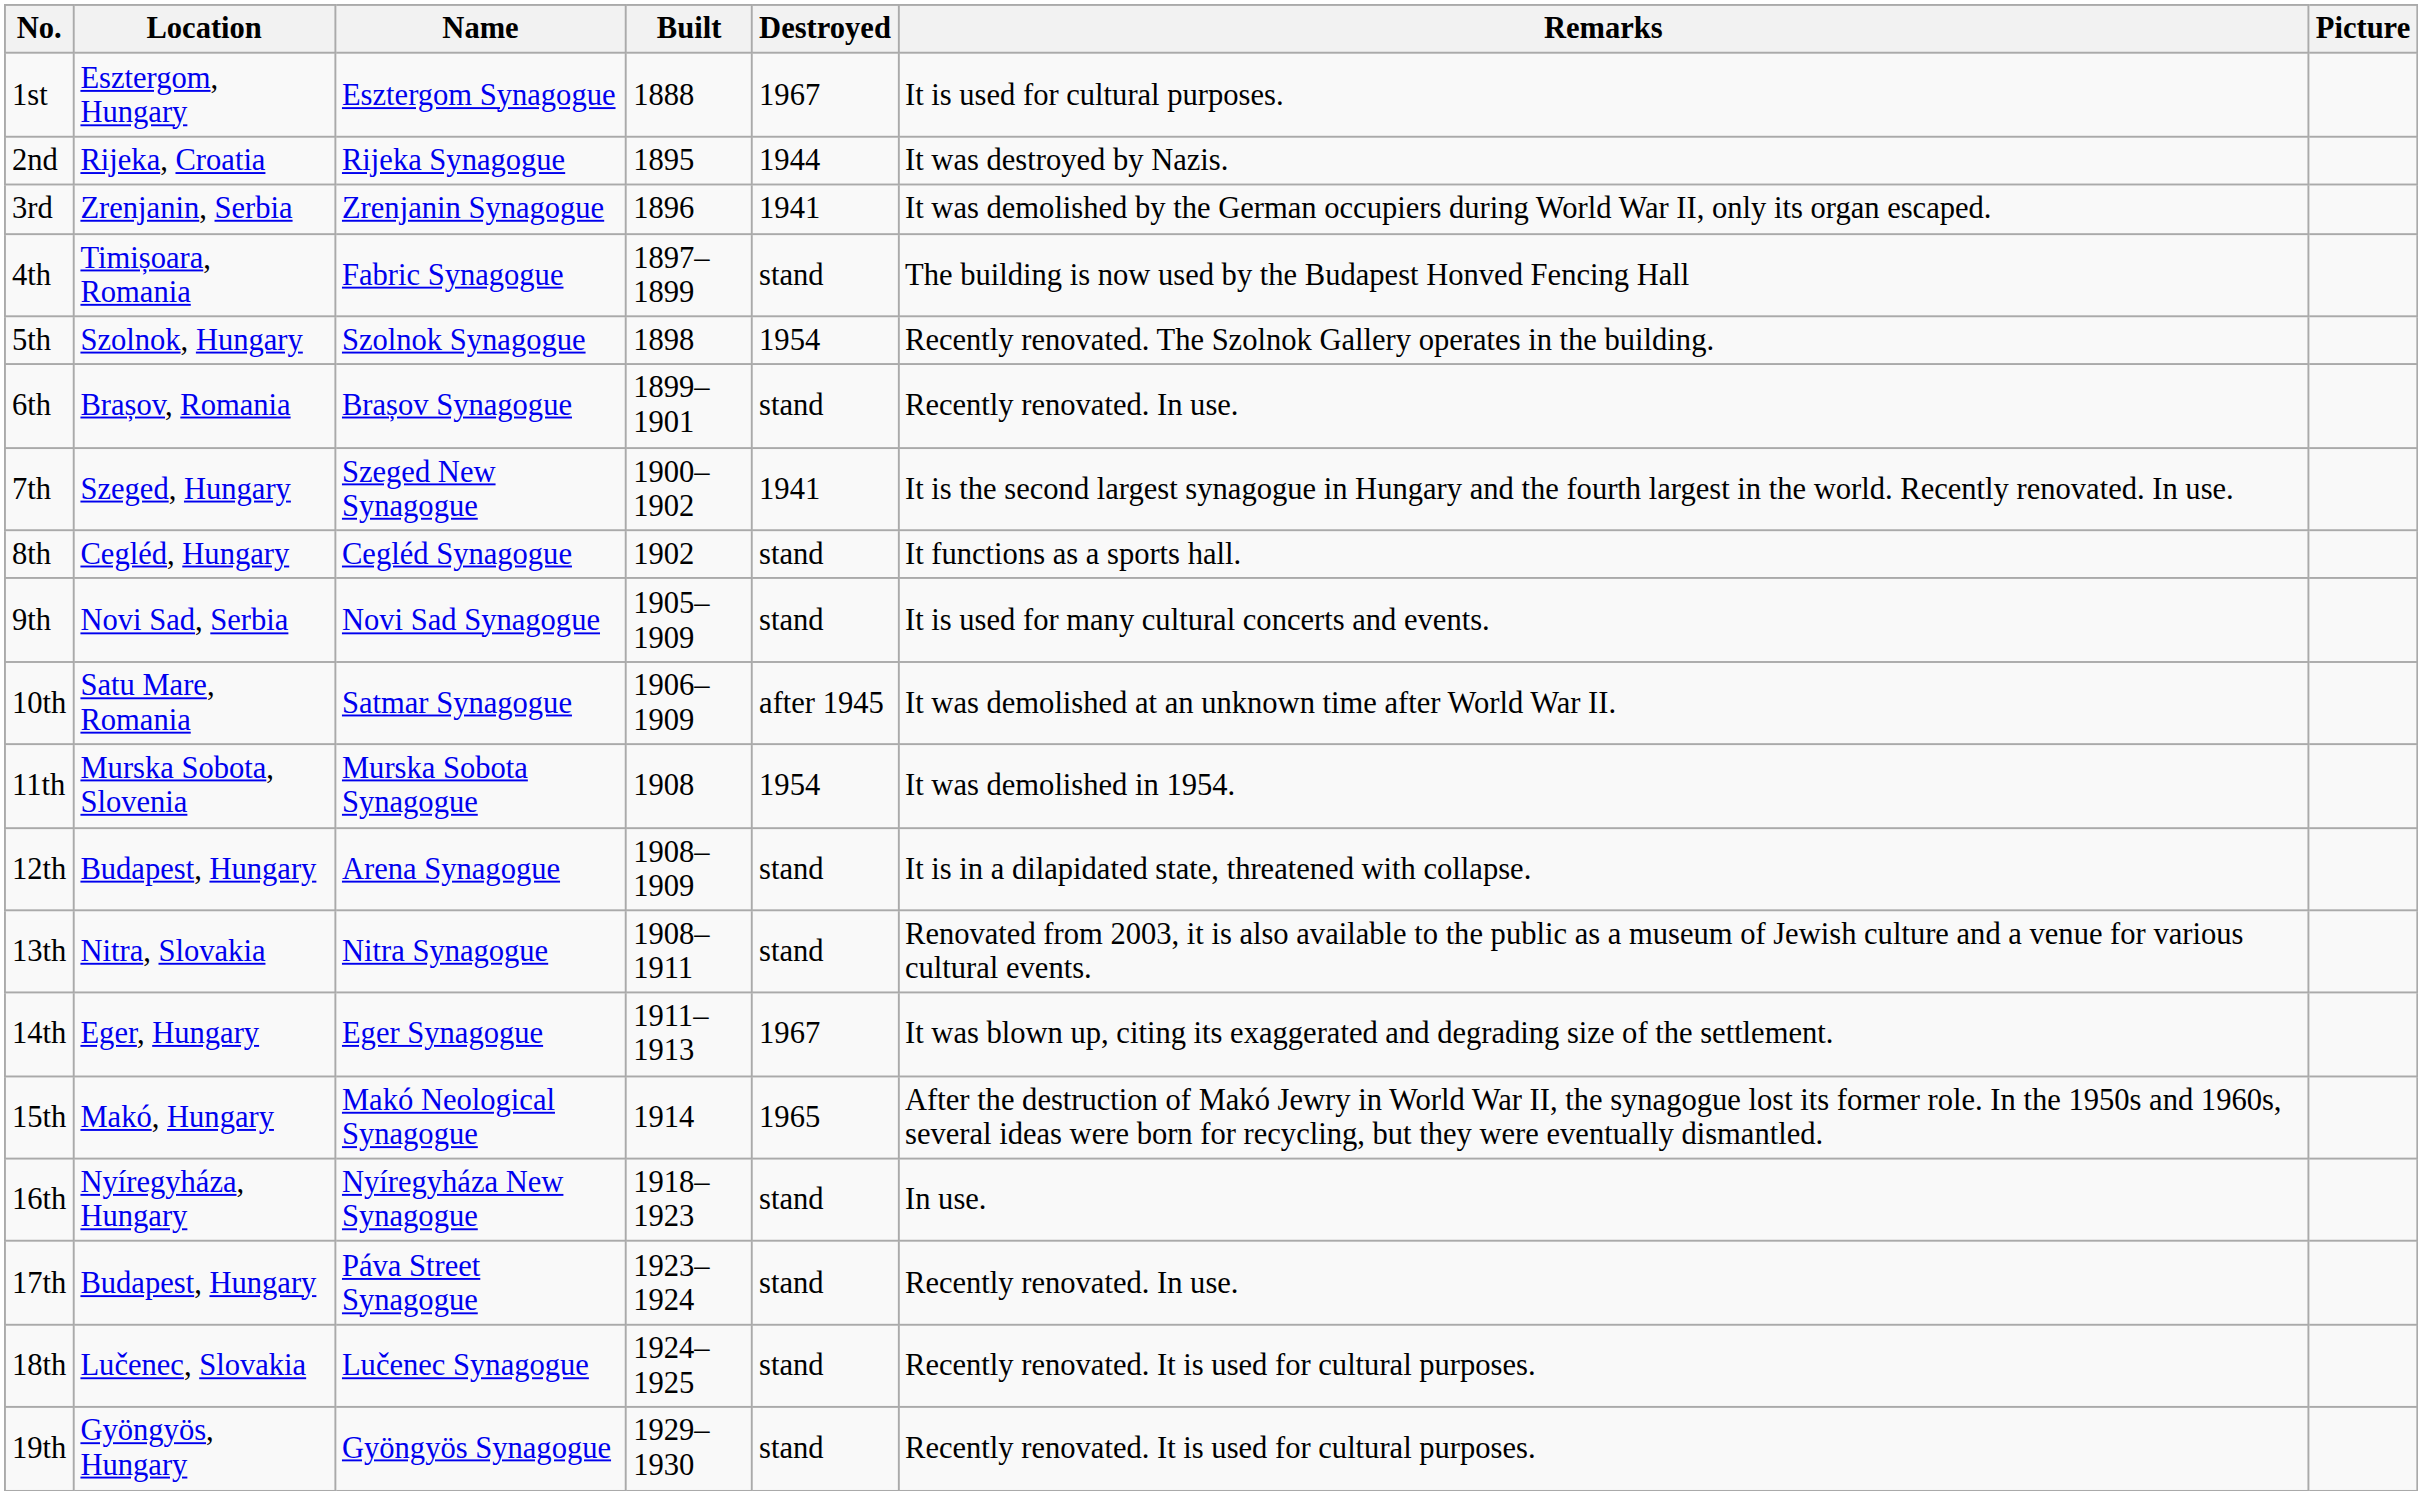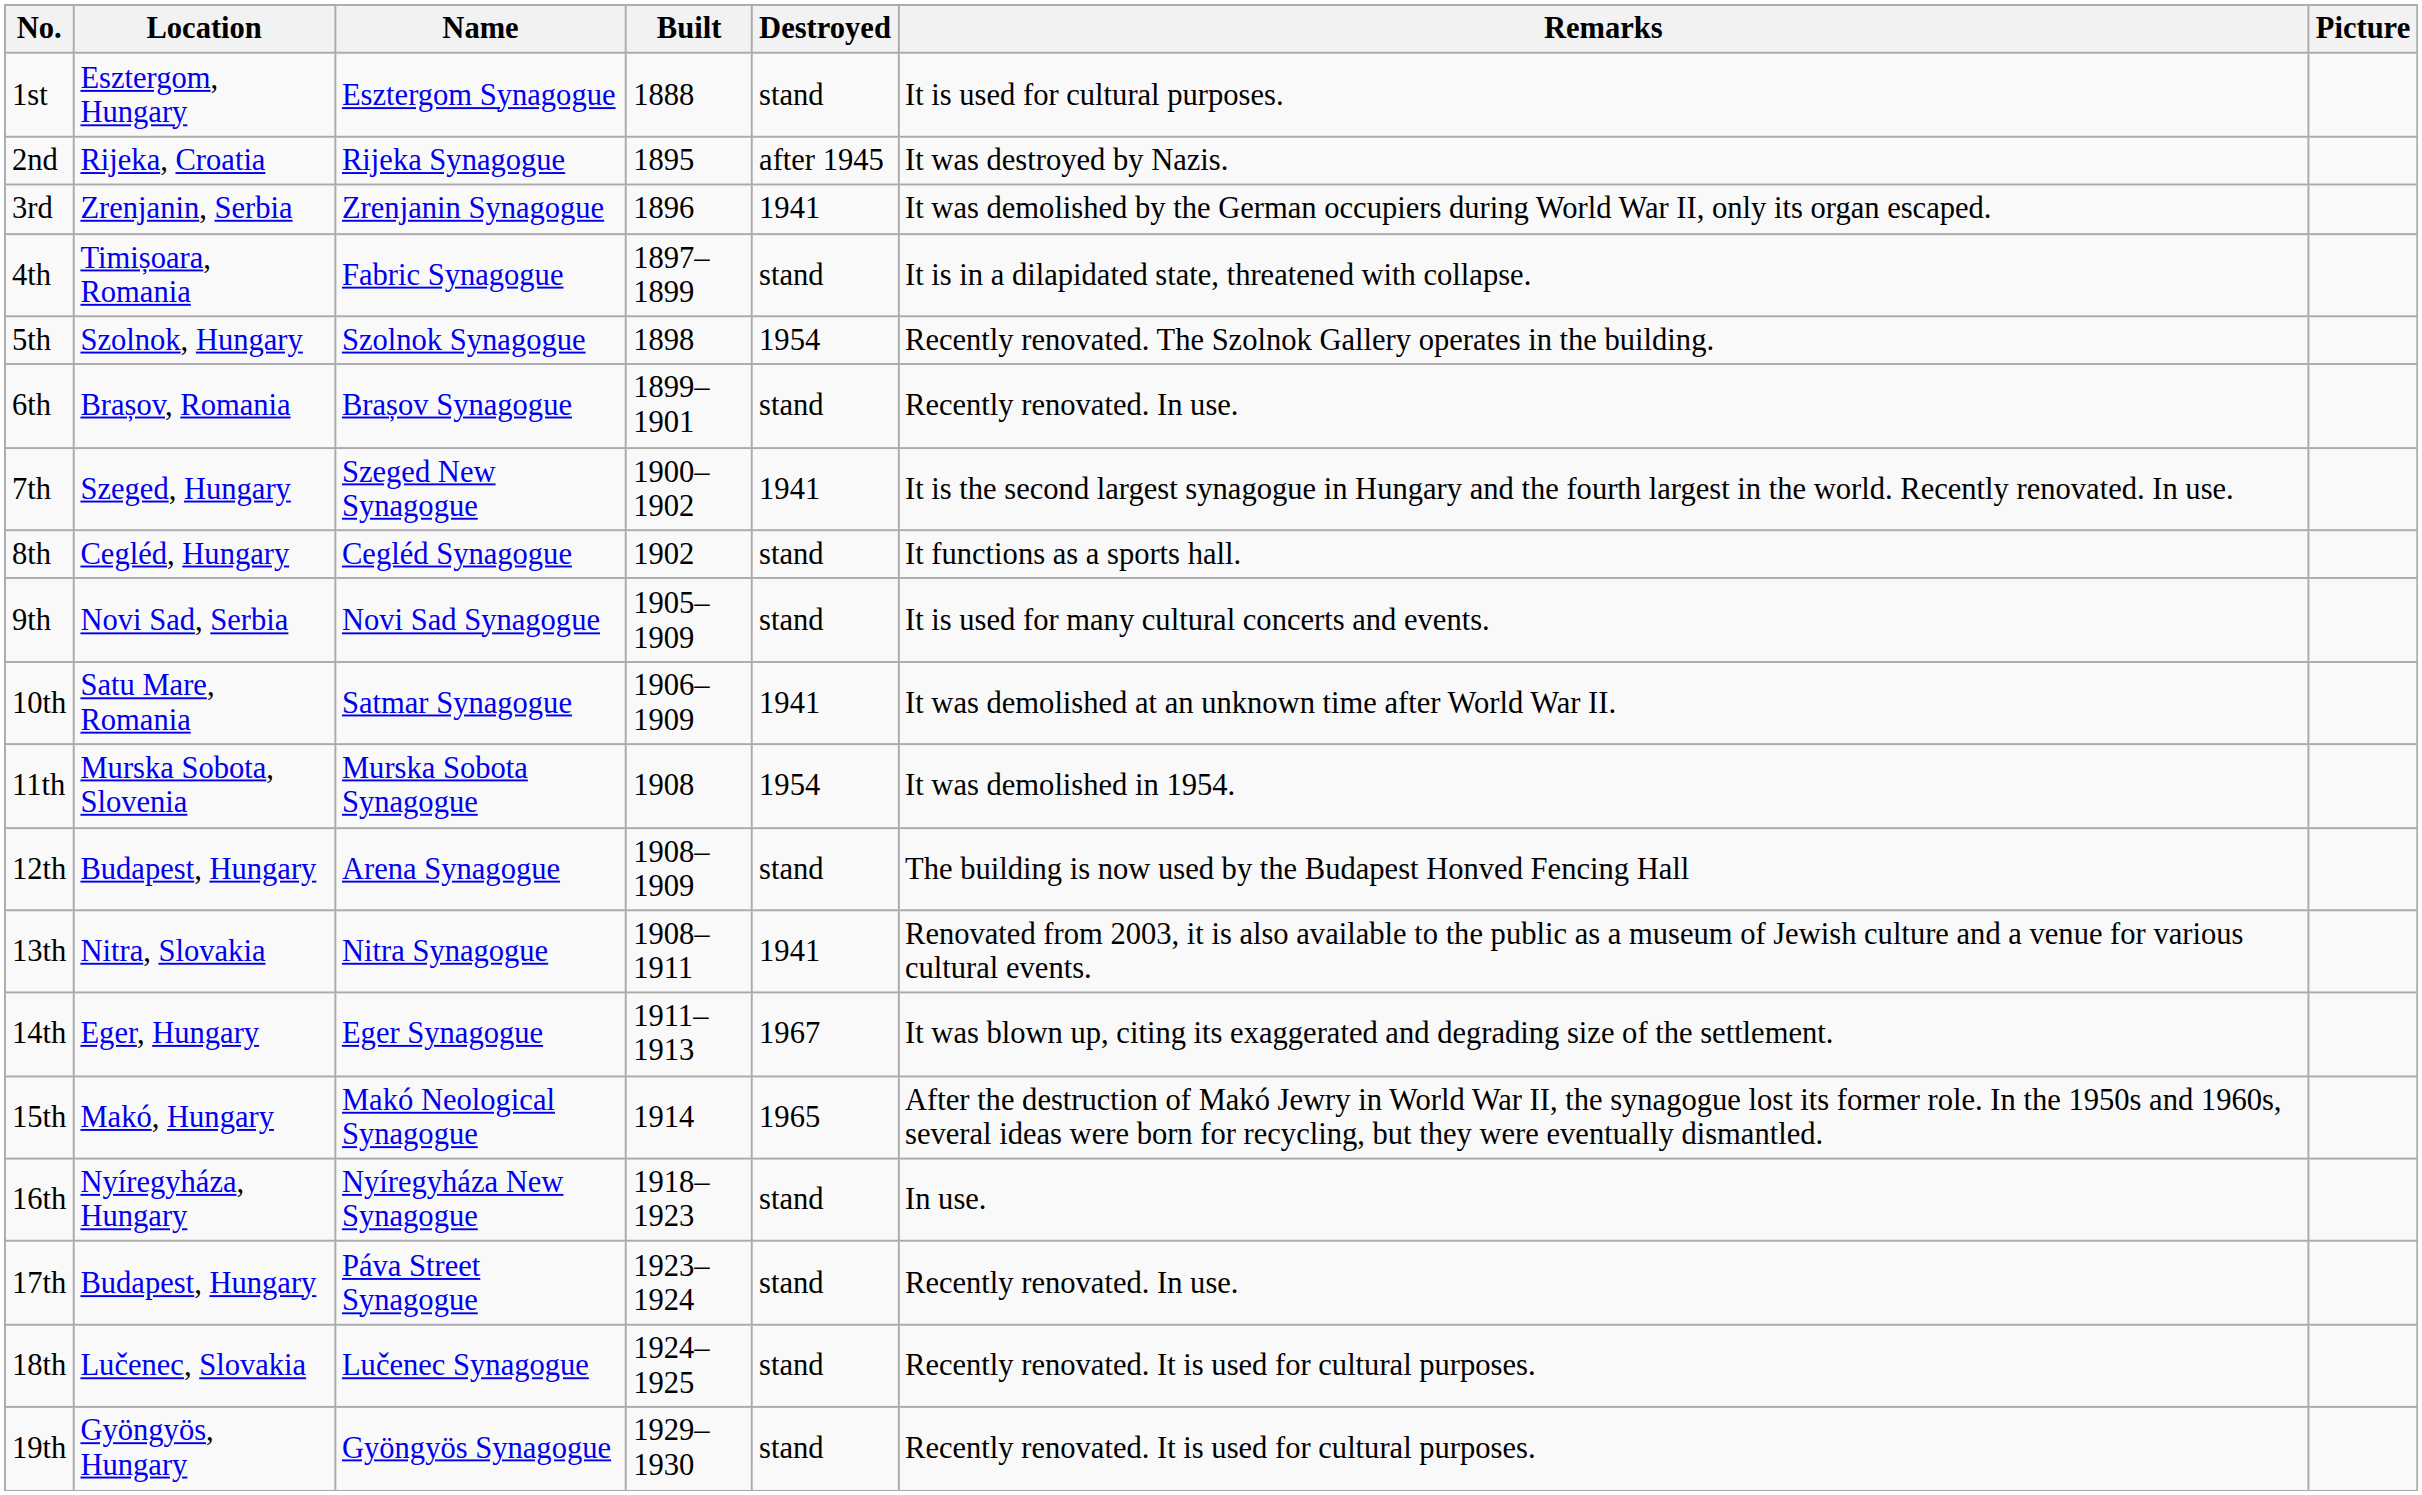(790, 94) 1967 -> (791, 94) stand
(790, 160) 1944 -> (821, 160) after 1945
(1297, 274) The building is now used by the Budapest Honved Fencing Hall -> (1218, 274) It is in a dilapidated state, threatened with collapse.
(821, 702) after 1945 -> (790, 702) 1941
(1218, 868) It is in a dilapidated state, threatened with collapse. -> (1297, 868) The building is now used by the Budapest Honved Fencing Hall
(791, 951) stand -> (790, 951) 1941
